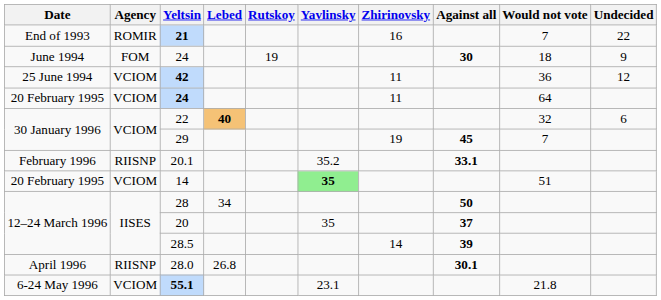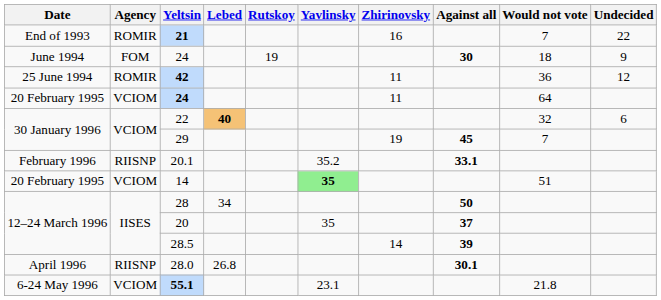(135, 77) VCIOM -> (135, 77) ROMIR
